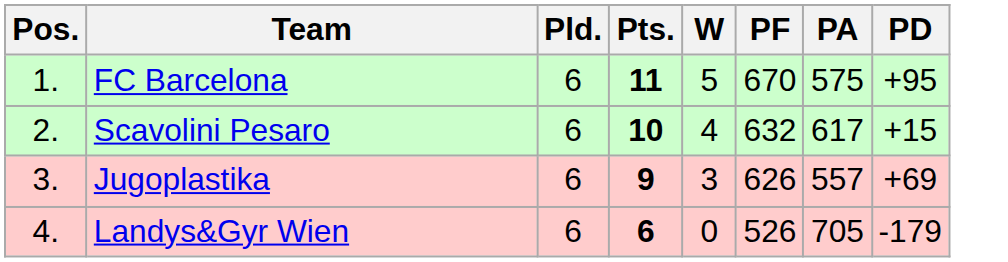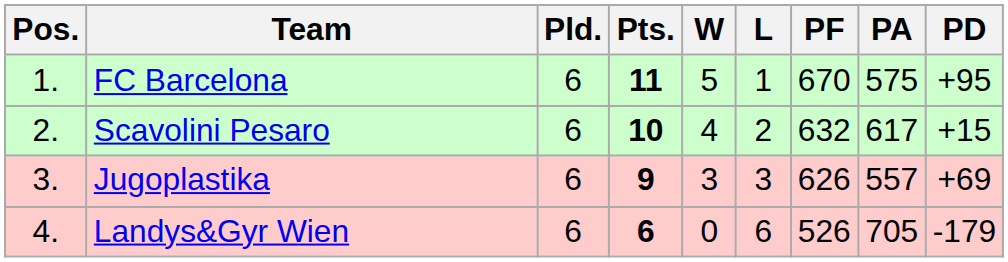+ column: (763, 29)
